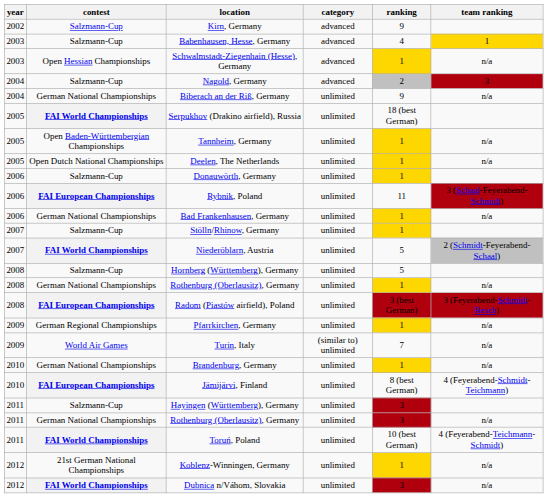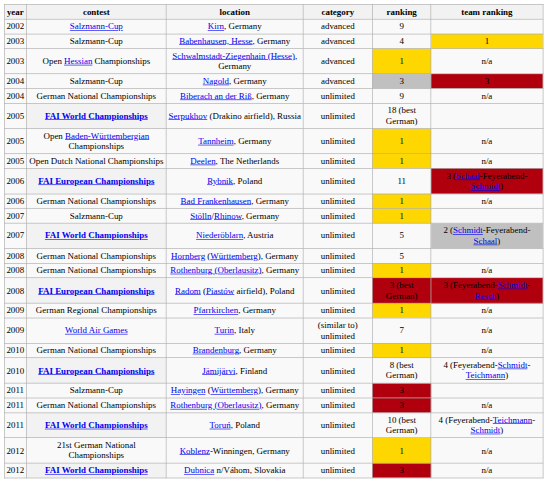(402, 81) 2 -> (402, 81) 3
- row: (15, 176)
(96, 271) Salzmann-Cup -> (96, 256) German National Championships
